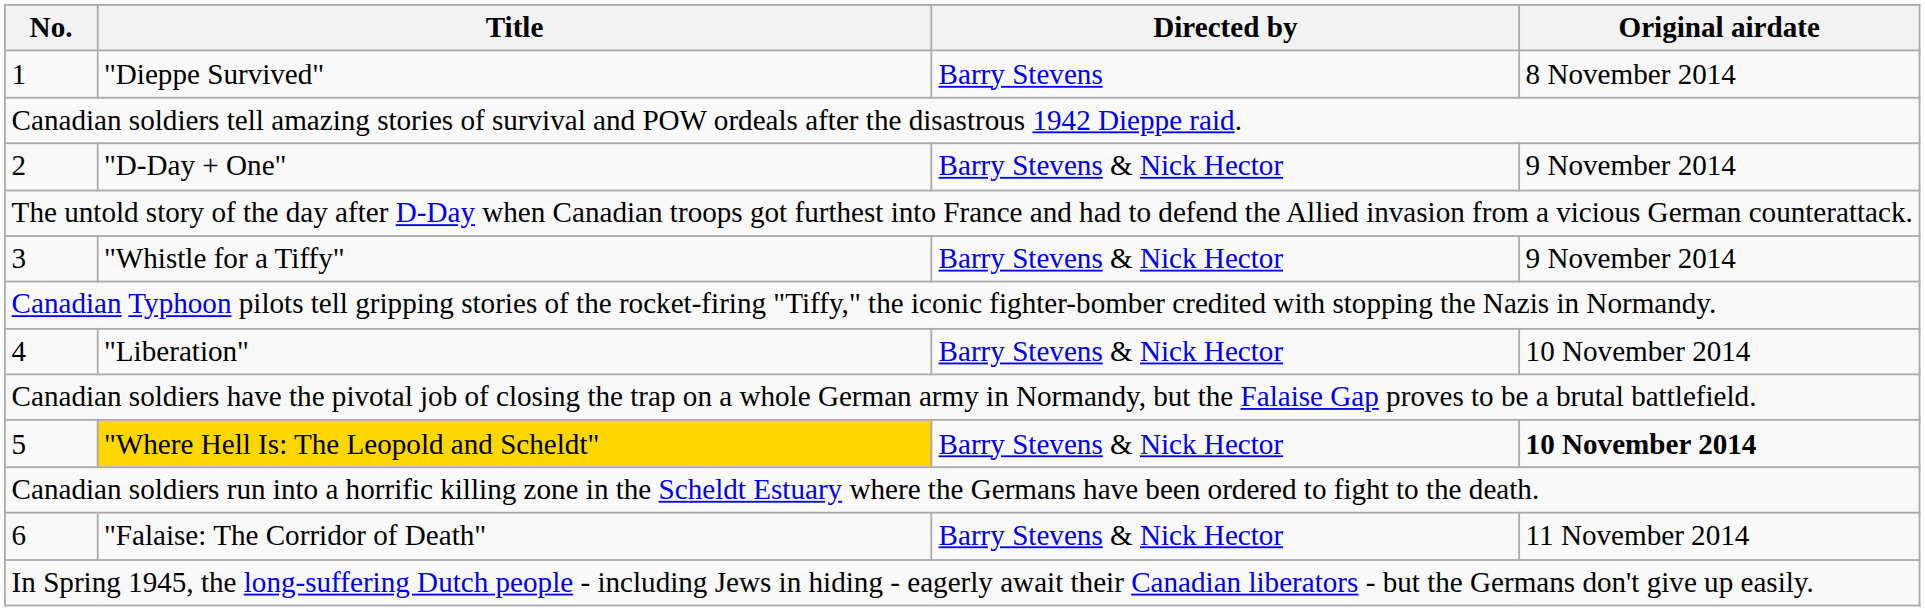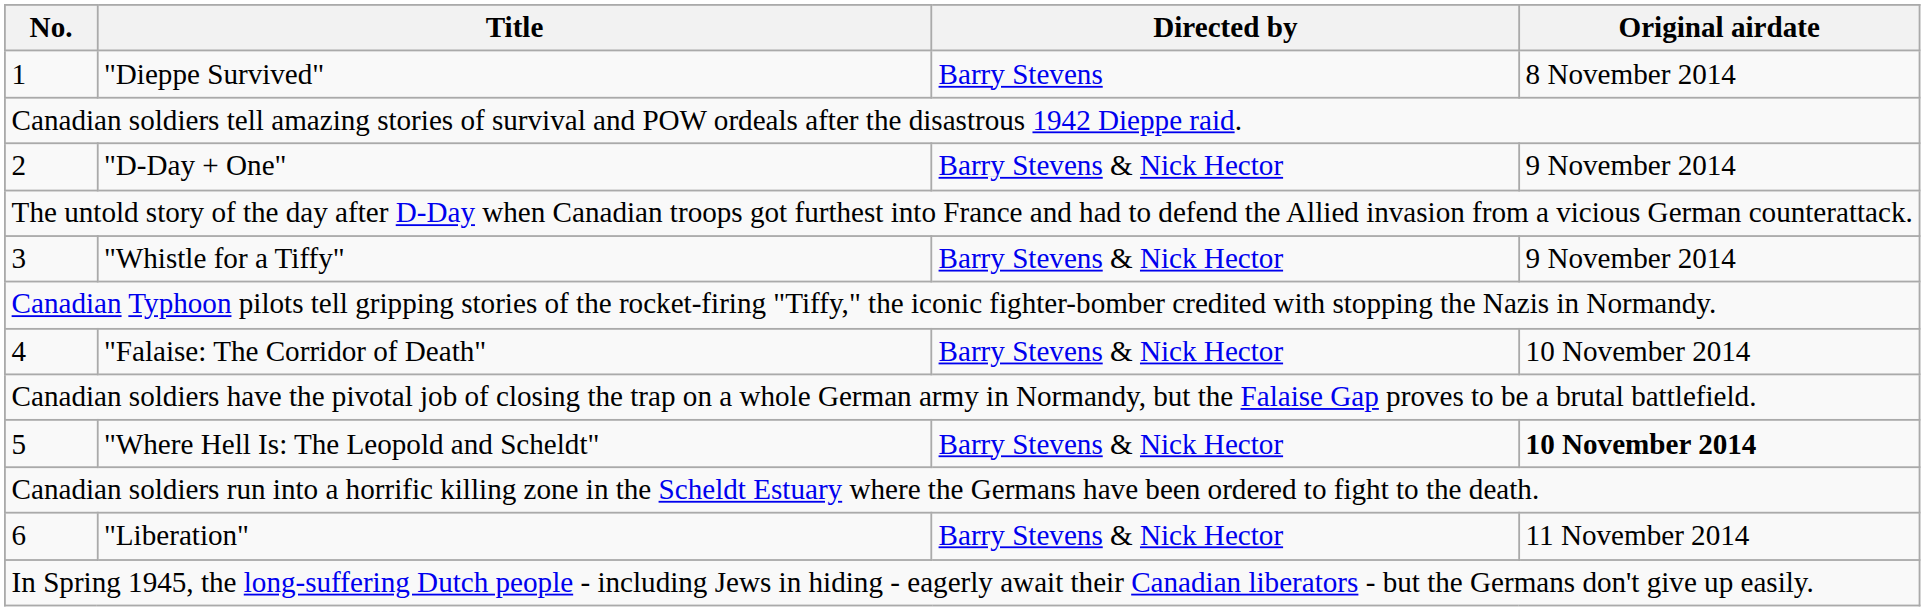(176, 350) "Liberation" -> (295, 350) "Falaise: The Corridor of Death"
(352, 443) gold background -> (352, 443) no background
(295, 535) "Falaise: The Corridor of Death" -> (176, 535) "Liberation"
